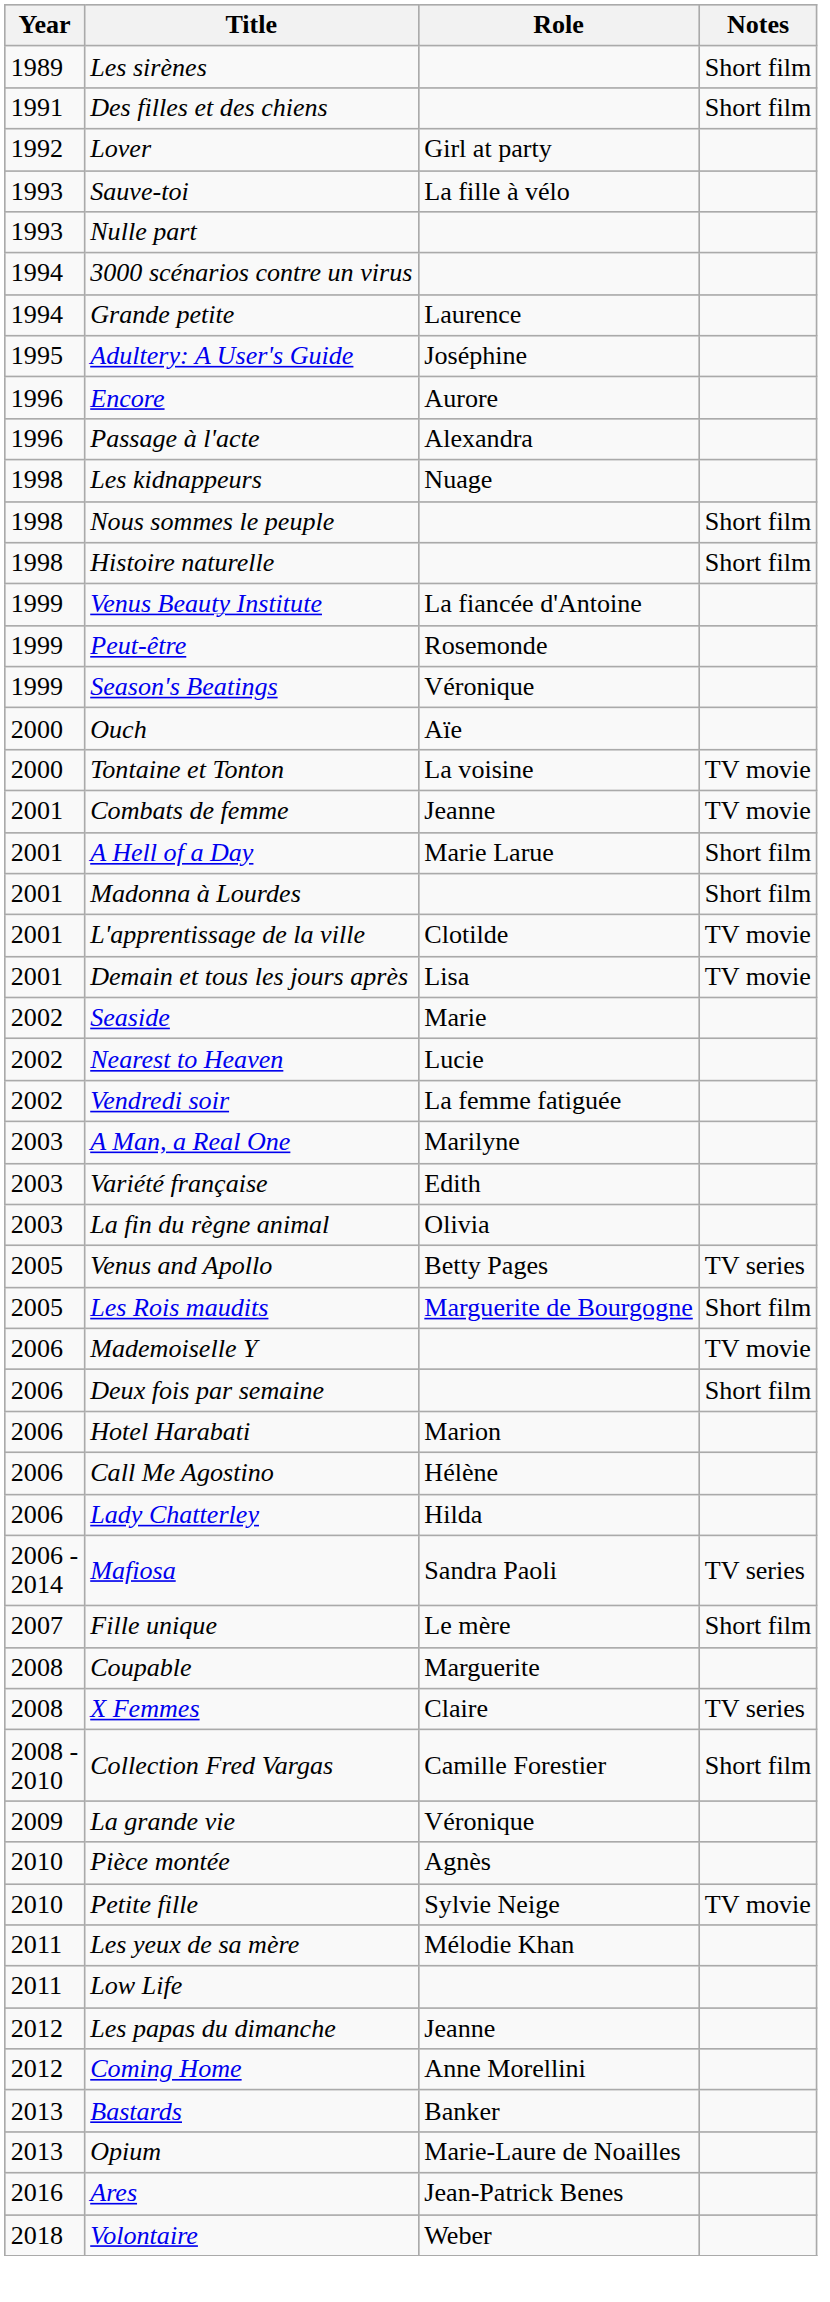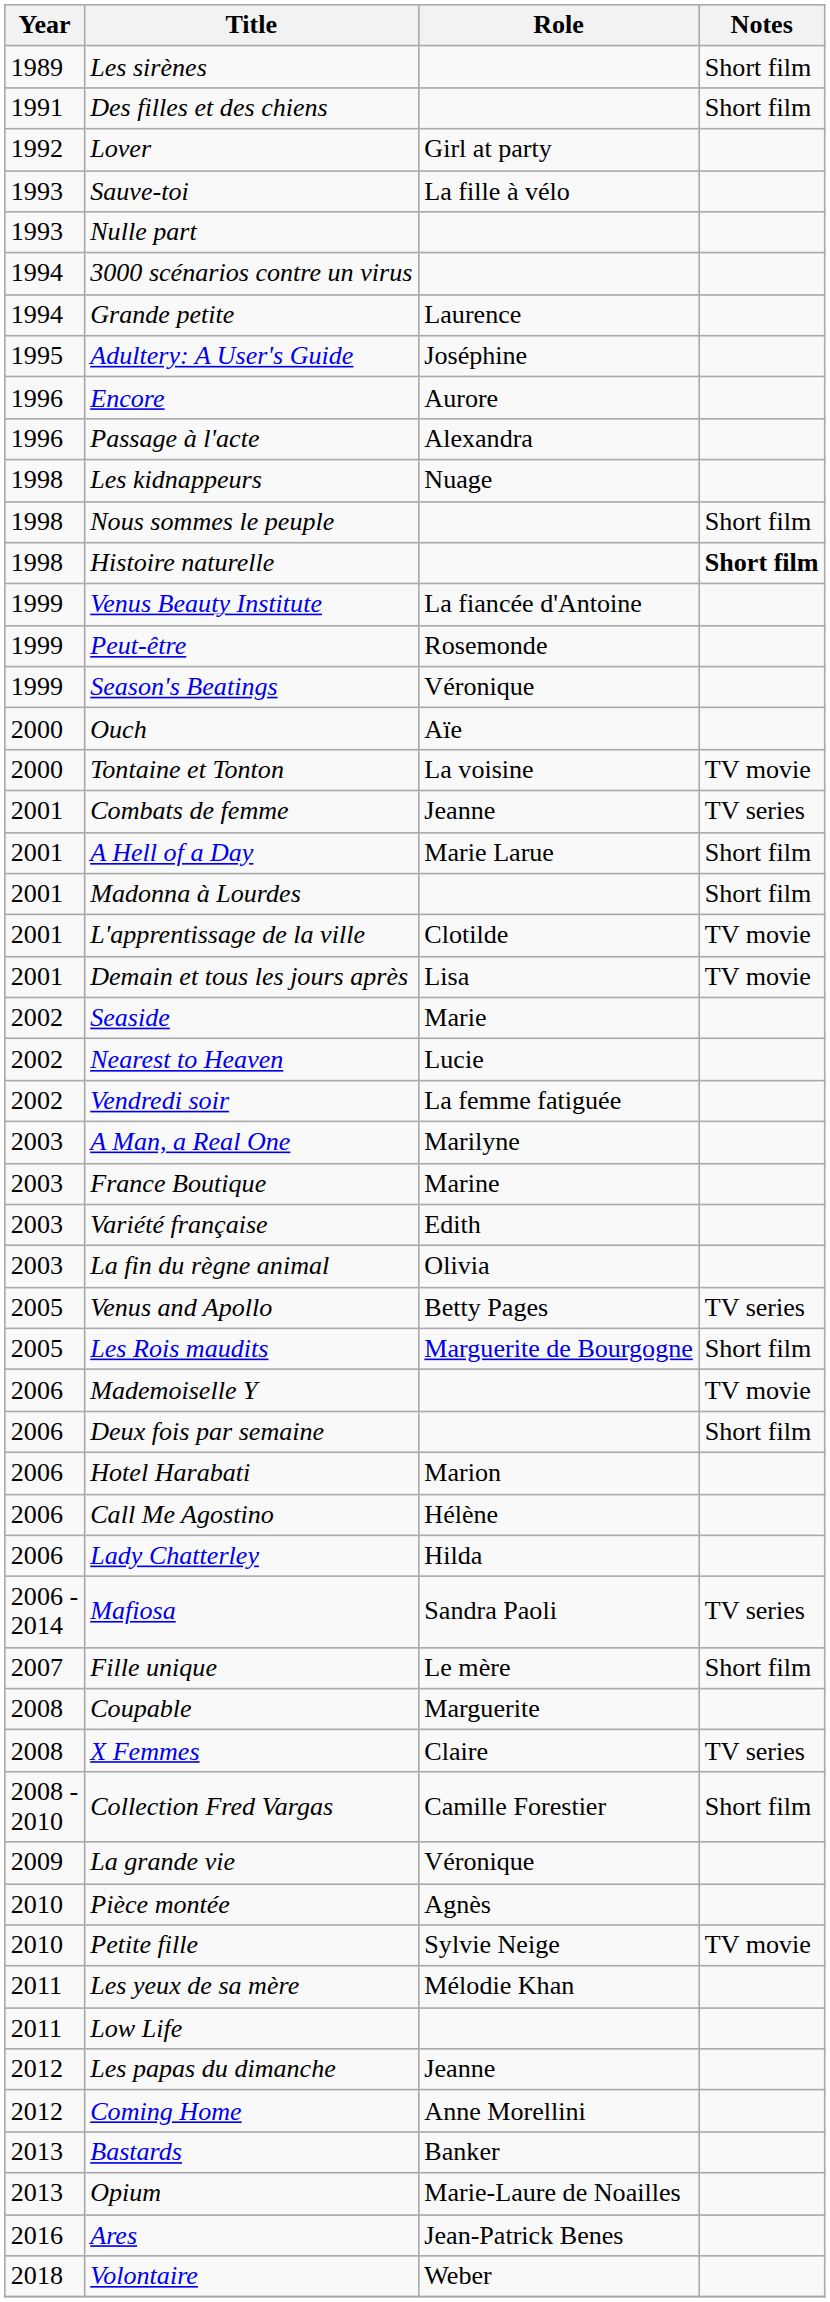(758, 562) normal -> (762, 562) bold
(758, 811) TV movie -> (755, 811) TV series
+ row: (178, 1183)
